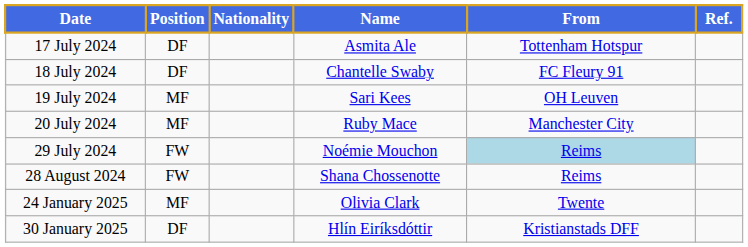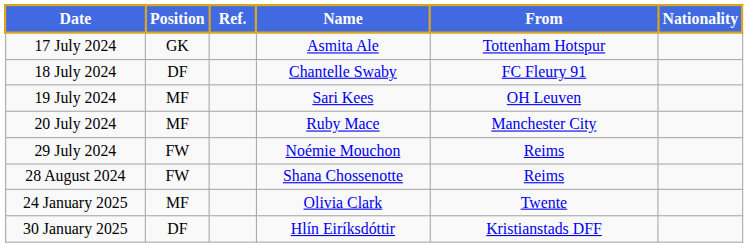columns swapped: (251, 19) <-> (719, 19)
(177, 46) DF -> (177, 46) GK
(581, 150) lightblue background -> (544, 150) no background
